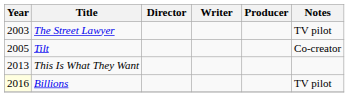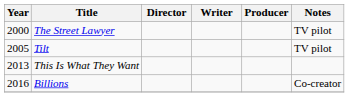(18, 30) 2003 -> (18, 30) 2000
(318, 48) Co-creator -> (313, 48) TV pilot
(18, 83) lightyellow background -> (18, 83) no background
(313, 83) TV pilot -> (318, 83) Co-creator
